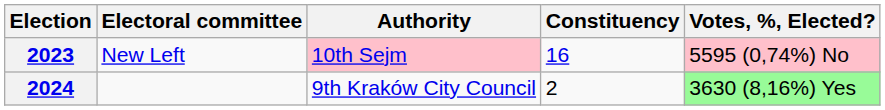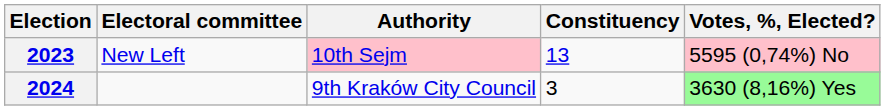(558, 54) 16 -> (558, 54) 13
(552, 88) 2 -> (552, 88) 3
